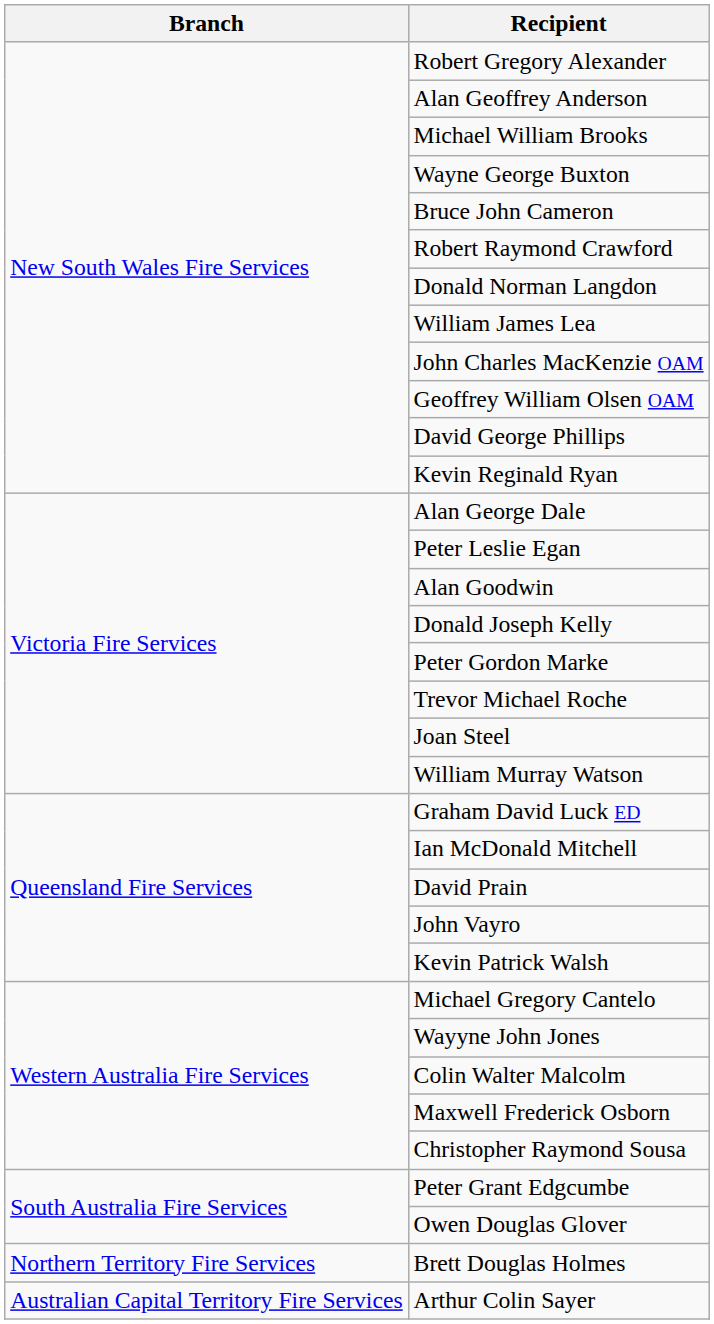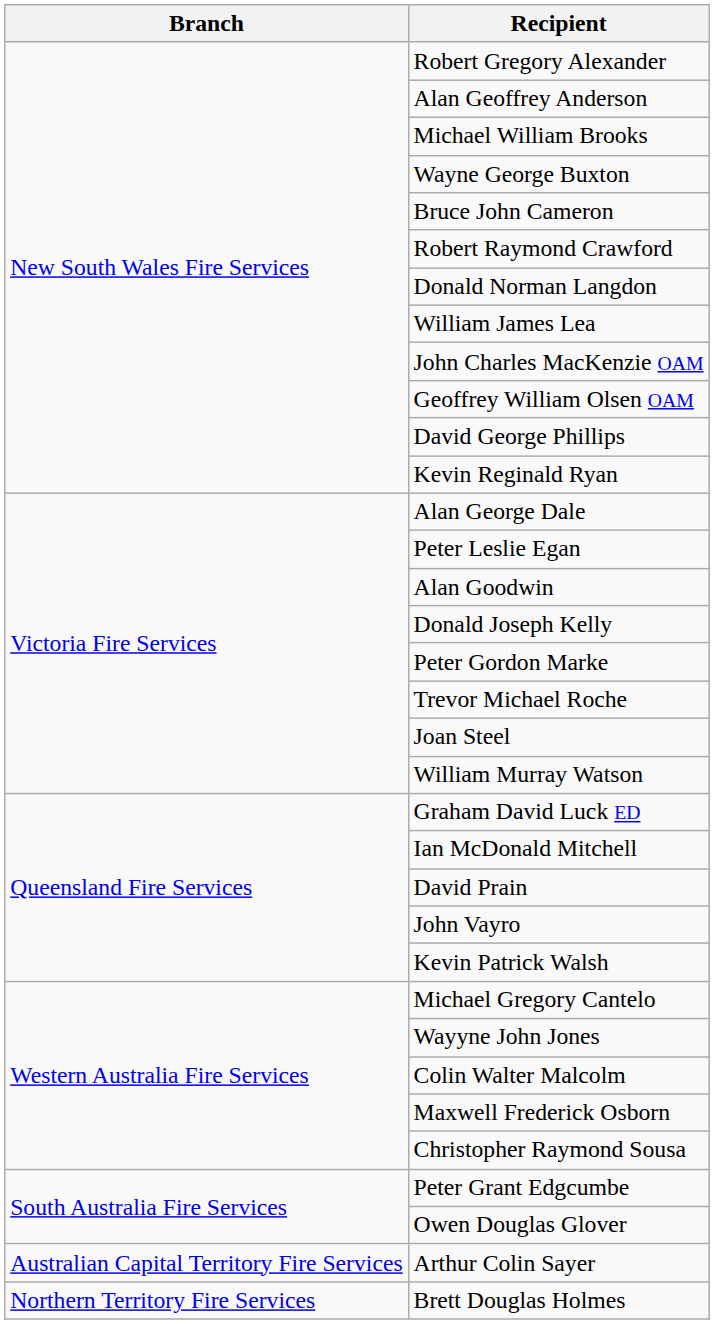rows swapped: (504, 1300) <-> (519, 1262)
